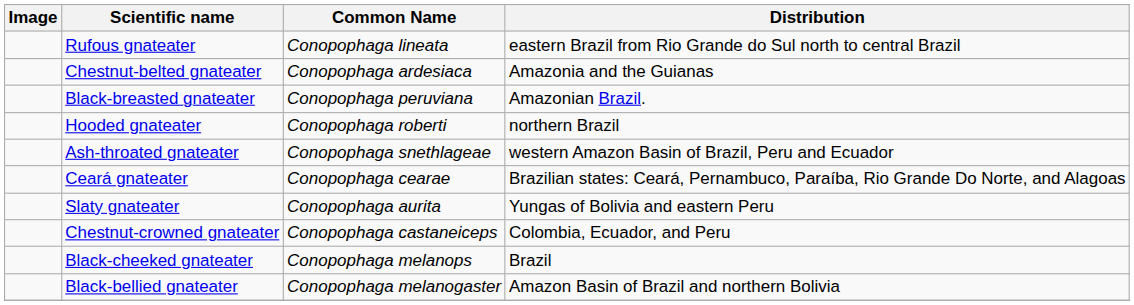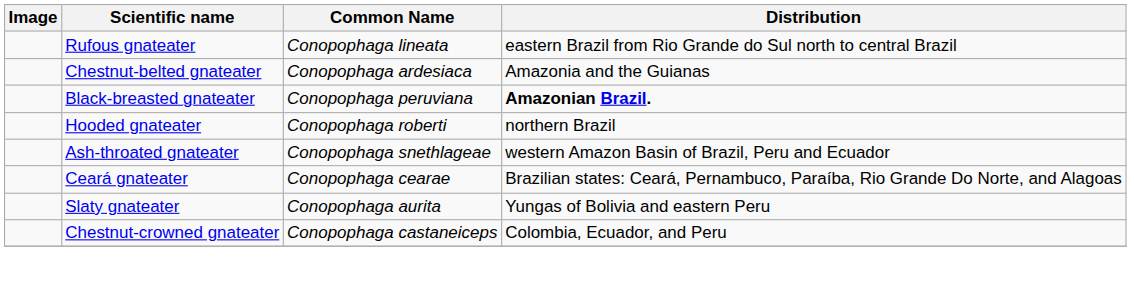(577, 98) normal -> (578, 98) bold
- row: (159, 260)
- row: (152, 286)
